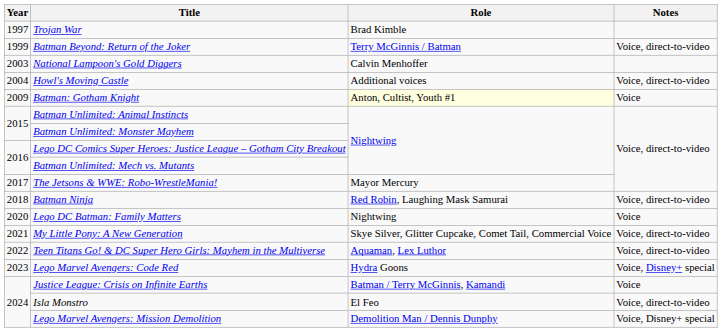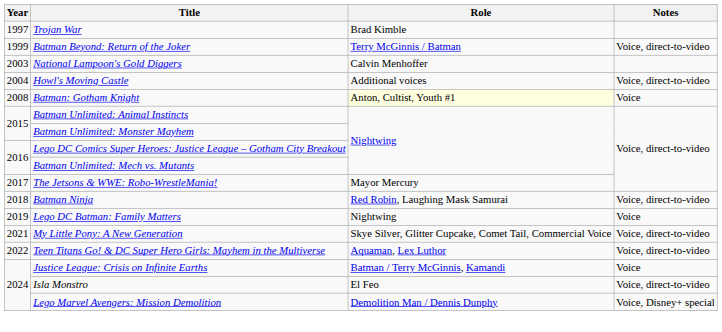(18, 98) 2009 -> (18, 98) 2008
(18, 217) 2020 -> (18, 217) 2019
- row: (106, 268)
